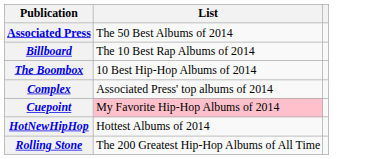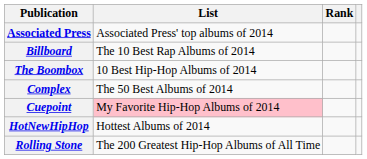+ column: (339, 13)
(164, 32) The 50 Best Albums of 2014 -> (185, 32) Associated Press' top albums of 2014
(185, 88) Associated Press' top albums of 2014 -> (164, 88) The 50 Best Albums of 2014
